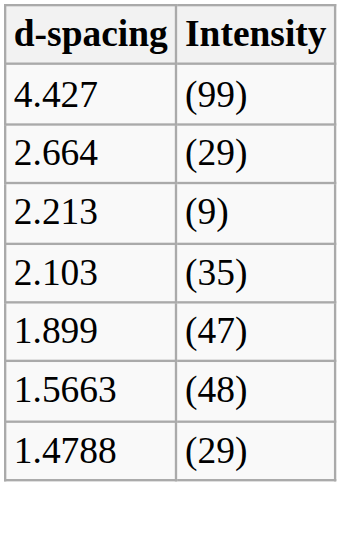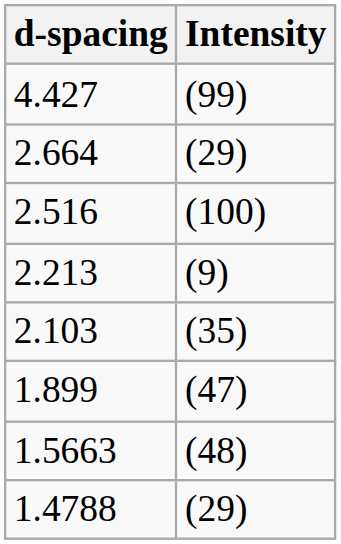+ row: (56, 212)
